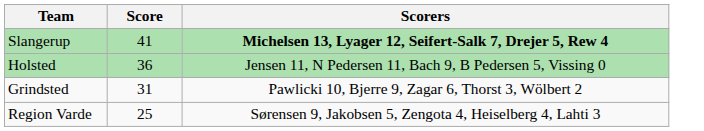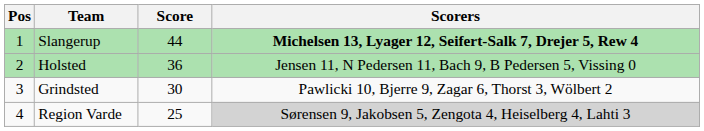+ column: (20, 16)
(145, 41) 41 -> (175, 41) 44
(145, 89) 31 -> (175, 89) 30
(425, 114) no background -> (455, 114) lightgrey background
